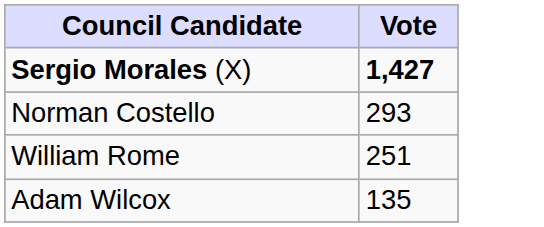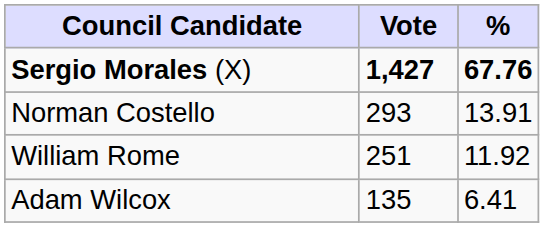+ column: (498, 26)
